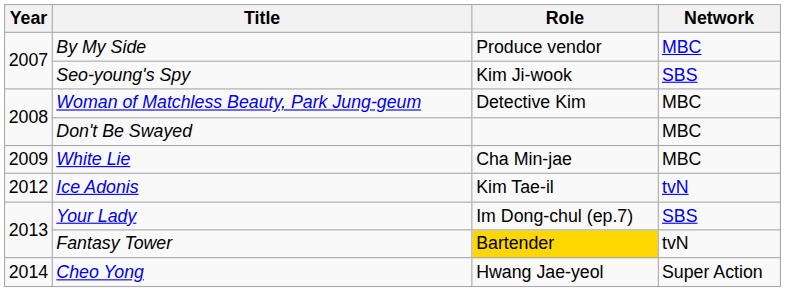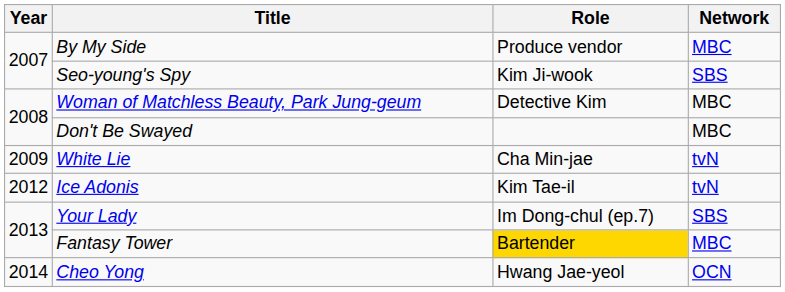(682, 159) MBC -> (705, 159) tvN
(675, 243) tvN -> (712, 243) MBC
(712, 272) Super Action -> (712, 272) OCN
